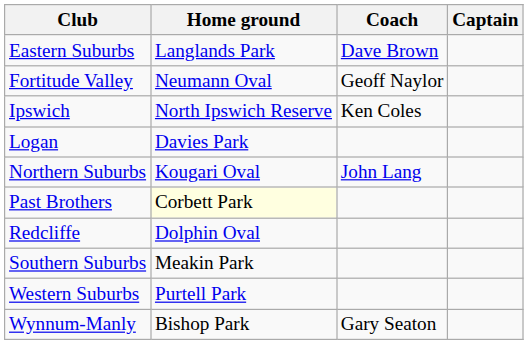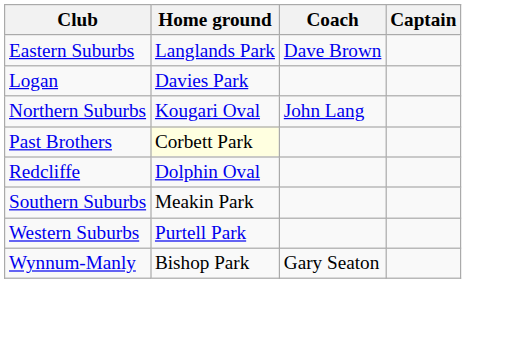- row: (71, 80)
- row: (39, 111)
